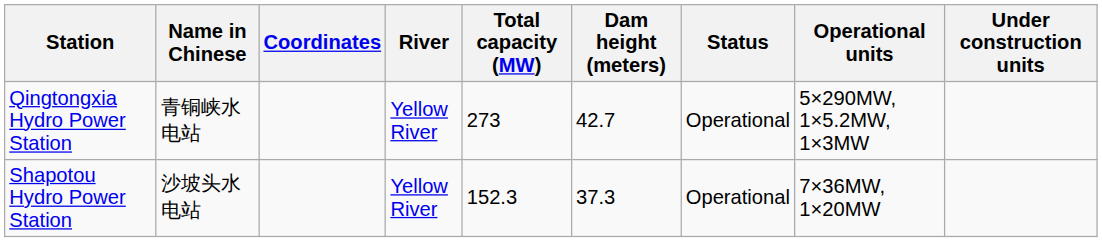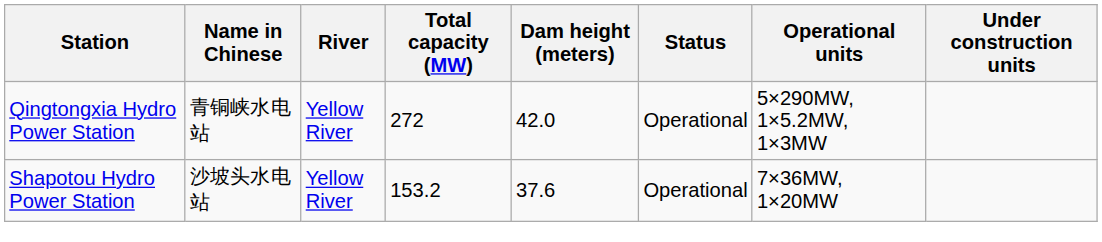- column: (322, 43)
(484, 120) 273 -> (407, 120) 272
(596, 120) 42.7 -> (536, 120) 42.0
(492, 197) 152.3 -> (415, 190) 153.2
(596, 197) 37.3 -> (536, 190) 37.6
